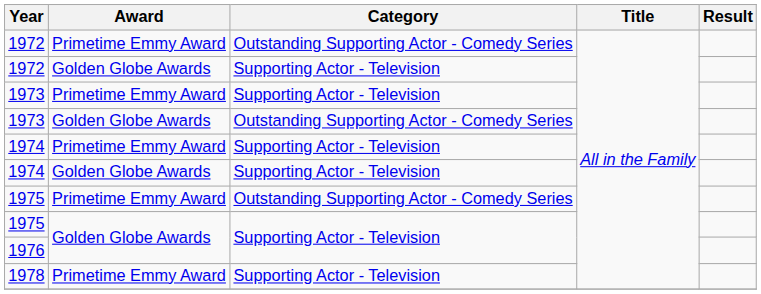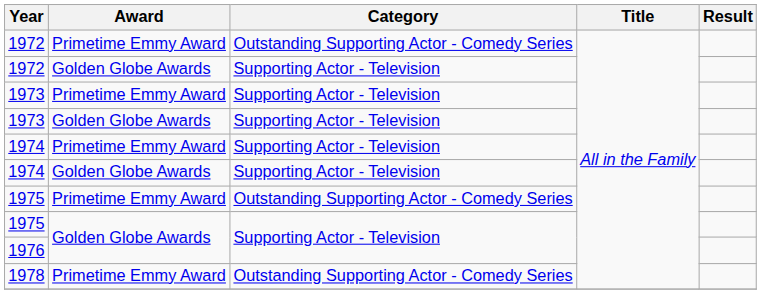(403, 120) Outstanding Supporting Actor - Comedy Series -> (337, 120) Supporting Actor - Television
(337, 276) Supporting Actor - Television -> (403, 276) Outstanding Supporting Actor - Comedy Series
